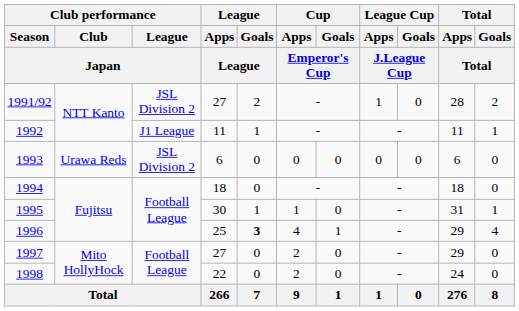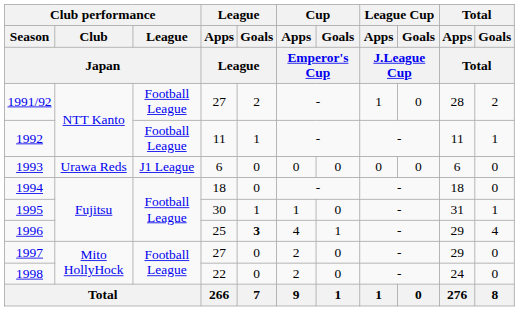(167, 101) JSL Division 2 -> (167, 101) Football League
(167, 130) J1 League -> (167, 138) Football League
(167, 159) JSL Division 2 -> (167, 167) J1 League
